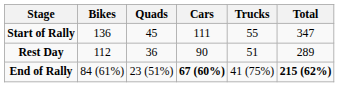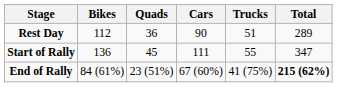rows swapped: (41, 33) <-> (41, 52)
(202, 71) bold -> (201, 71) normal
